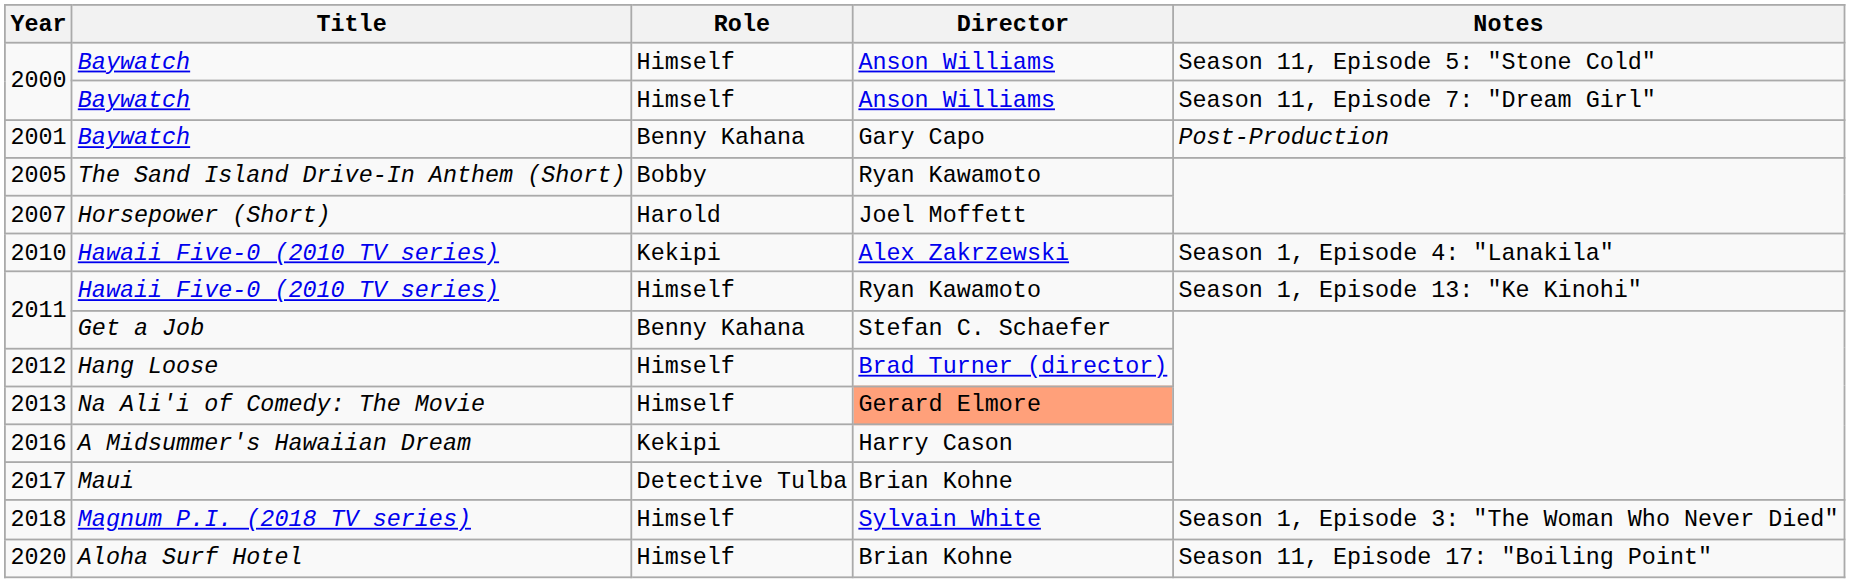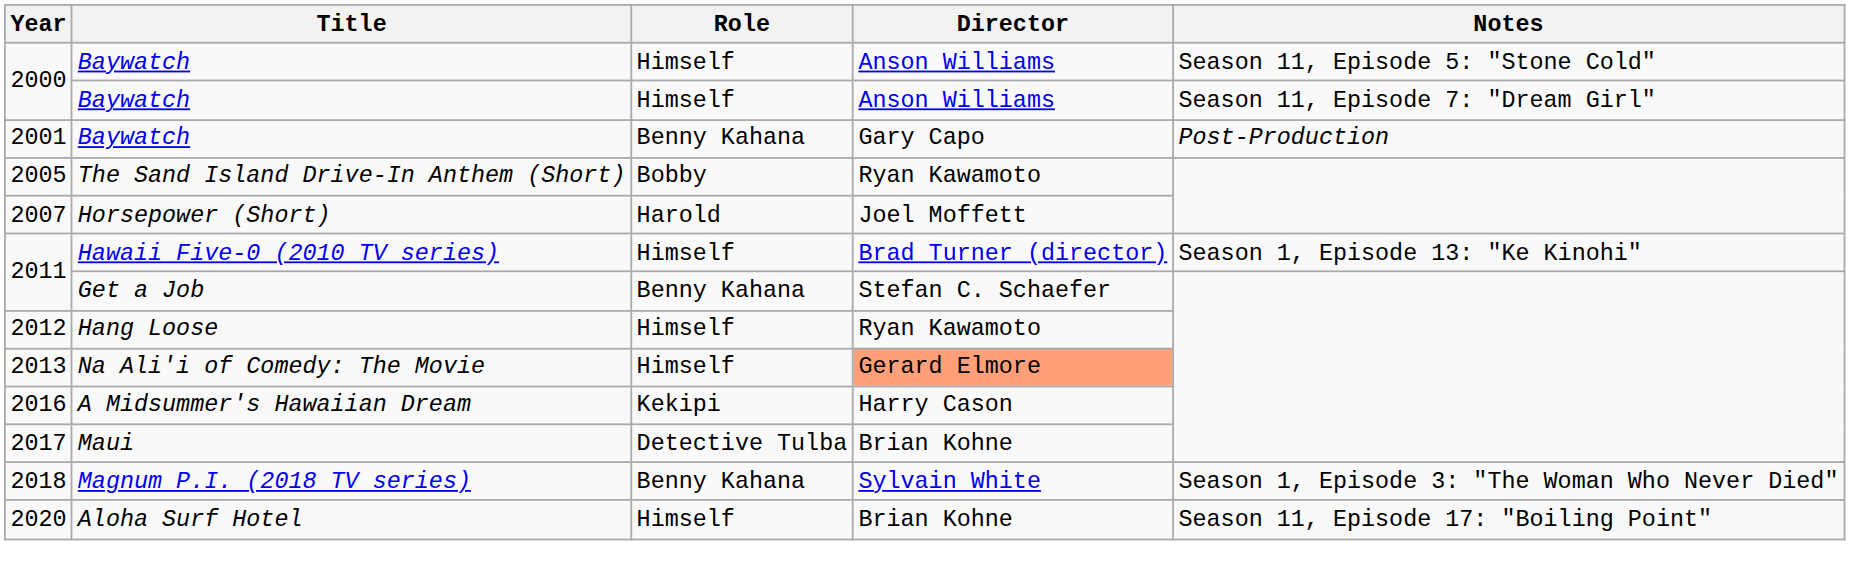- row: (39, 253)
(950, 291) Ryan Kawamoto -> (1013, 253) Brad Turner (director)
(1013, 367) Brad Turner (director) -> (950, 329) Ryan Kawamoto
(686, 520) Himself -> (721, 482) Benny Kahana
